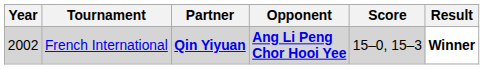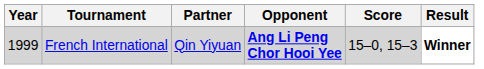(23, 45) 2002 -> (23, 45) 1999
(210, 45) bold -> (208, 45) normal
